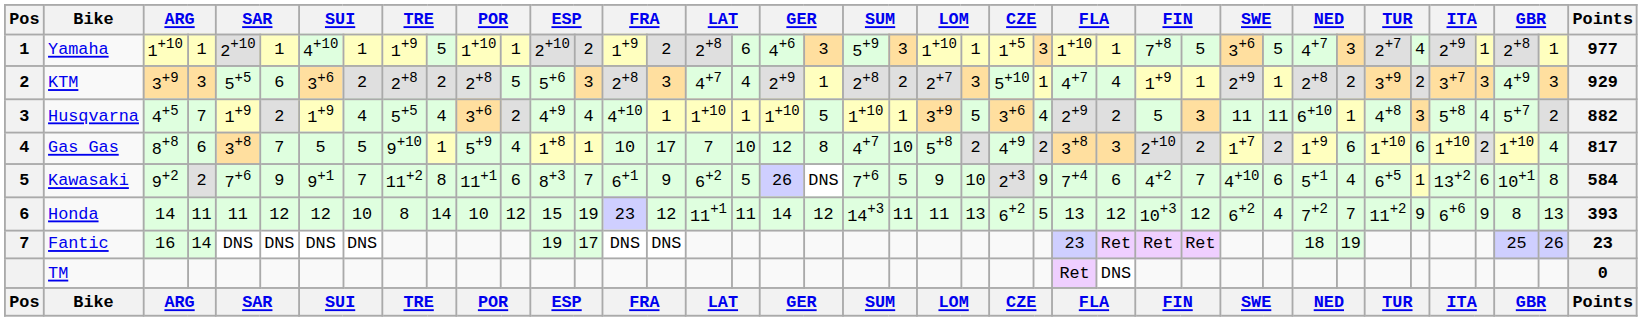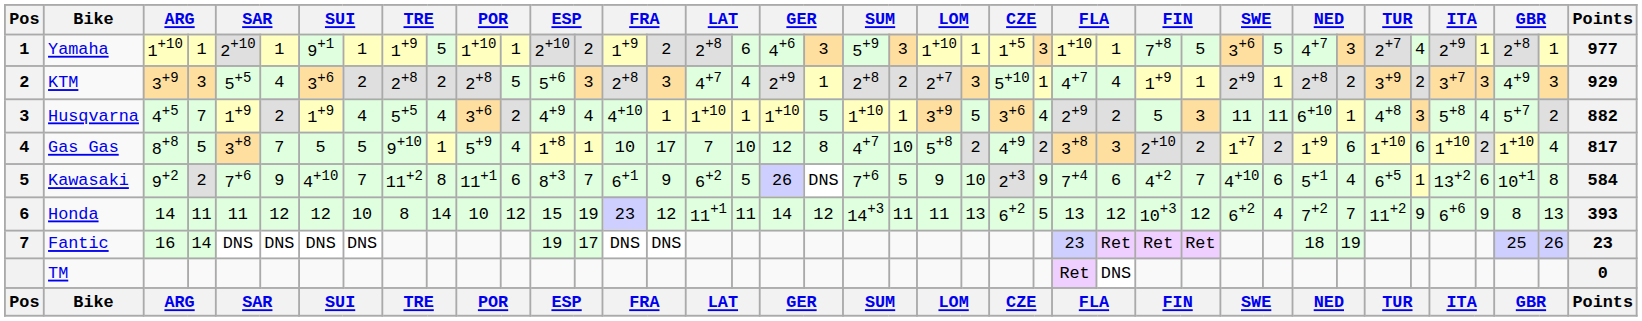(321, 50) 4+10 -> (321, 50) 9+1
(279, 83) 6 -> (279, 83) 4
(202, 148) 6 -> (202, 148) 5
(321, 181) 9+1 -> (321, 181) 4+10
